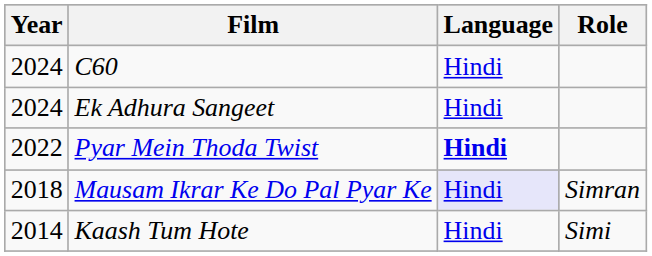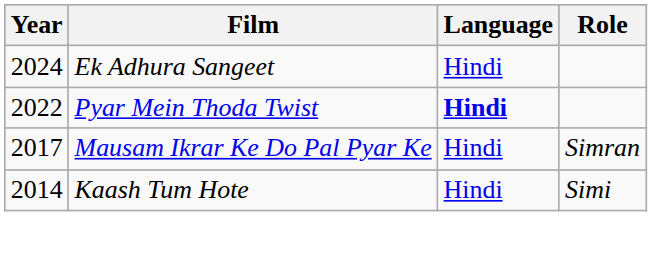- row: (96, 66)
(37, 189) 2018 -> (37, 148) 2017
(473, 189) lavender background -> (473, 148) no background
